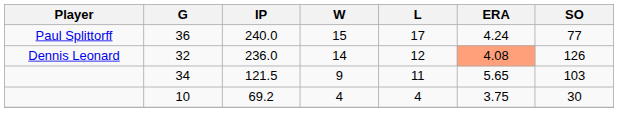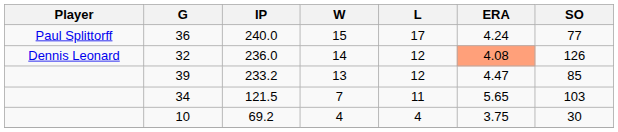+ row: (183, 76)
(339, 76) 9 -> (339, 96) 7
